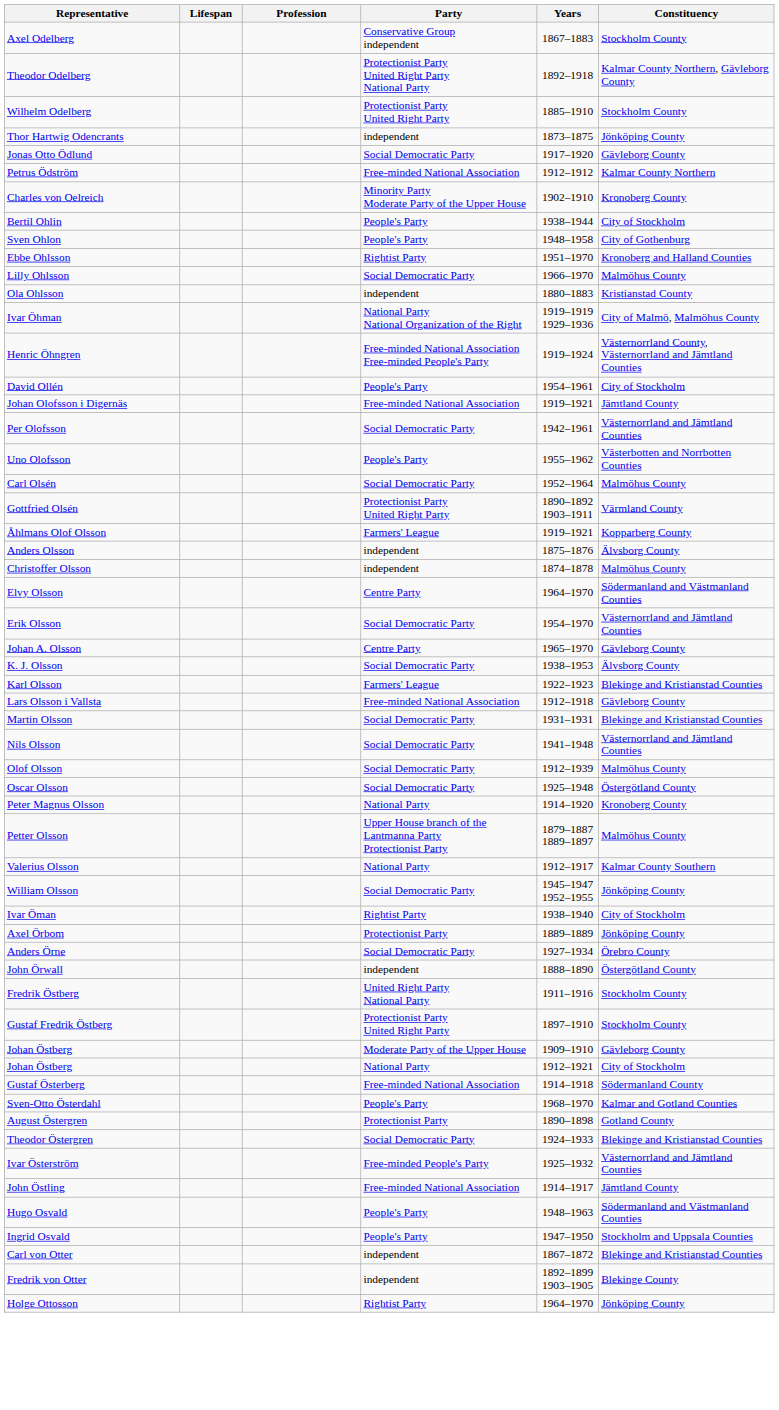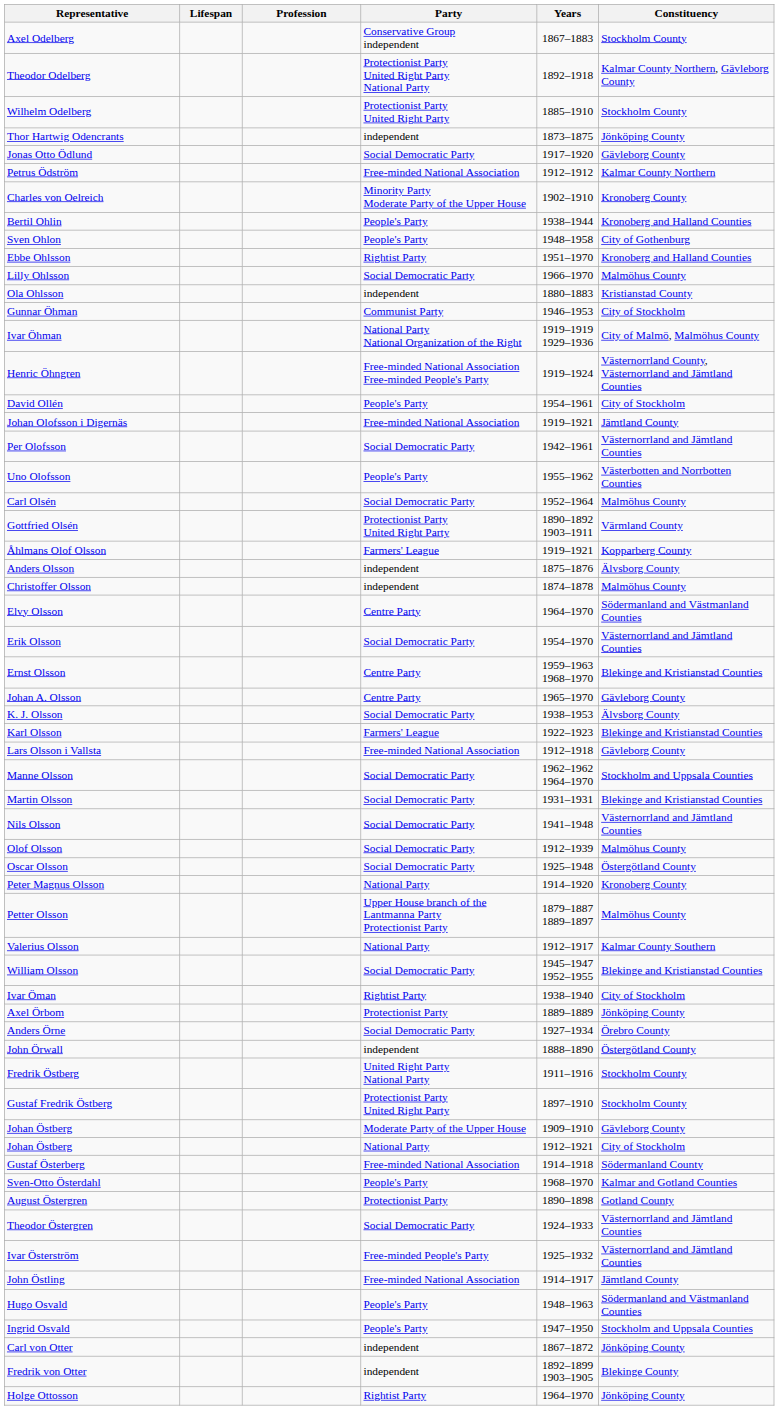(643, 221) City of Stockholm -> (676, 221) Kronoberg and Halland Counties
+ row: (42, 311)
+ row: (36, 672)
+ row: (40, 775)
(643, 890) Jönköping County -> (682, 970) Blekinge and Kristianstad Counties
(682, 1139) Blekinge and Kristianstad Counties -> (667, 1225) Västernorrland and Jämtland Counties
(682, 1254) Blekinge and Kristianstad Counties -> (643, 1347) Jönköping County
